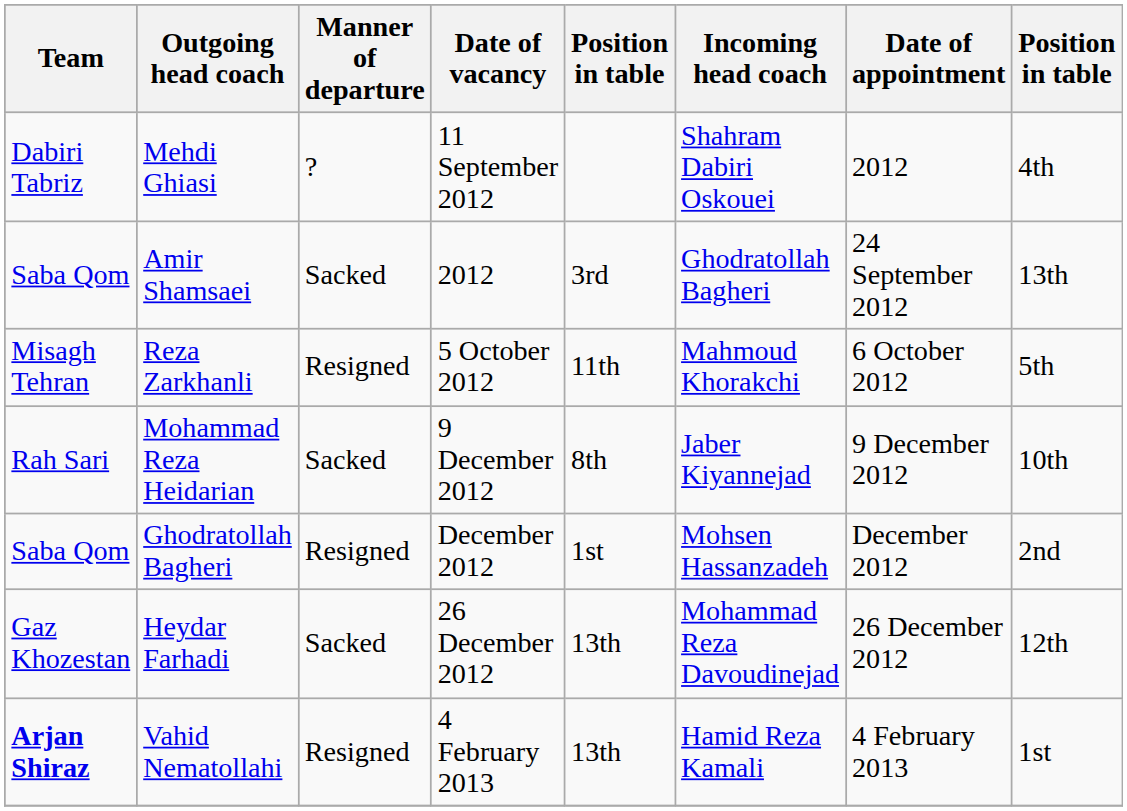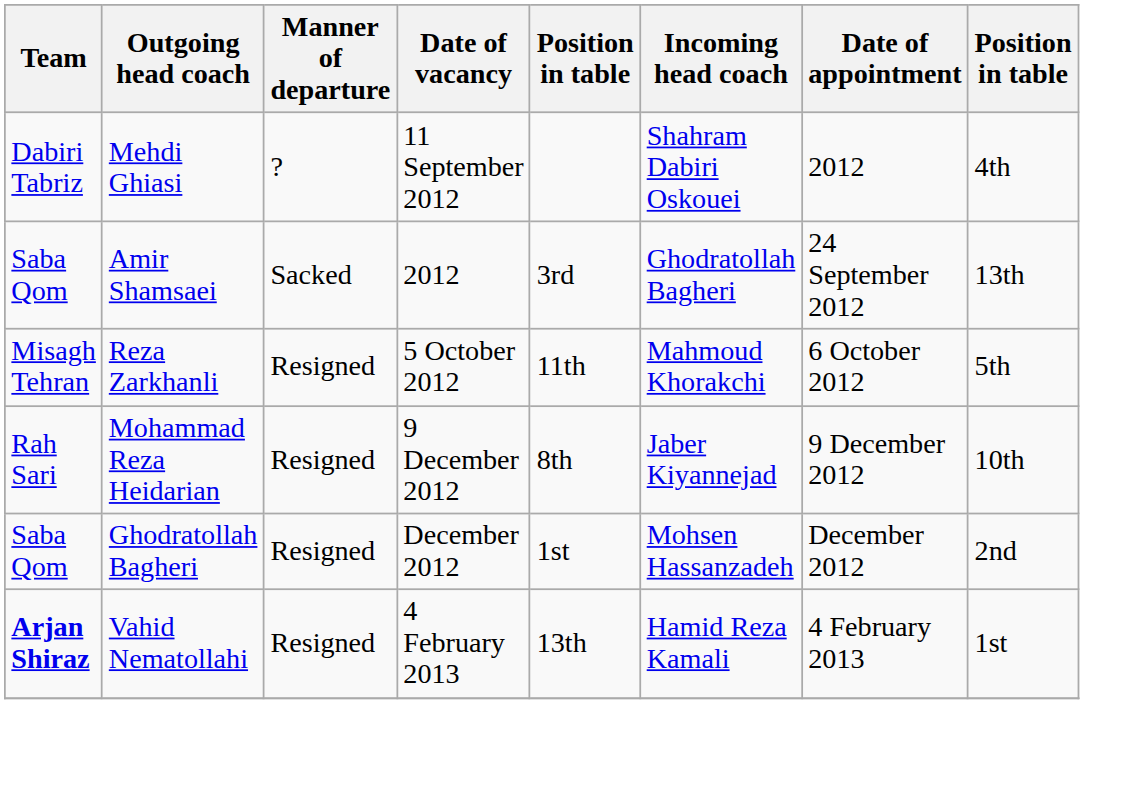(345, 458) Sacked -> (323, 458) Resigned
- row: (186, 643)
